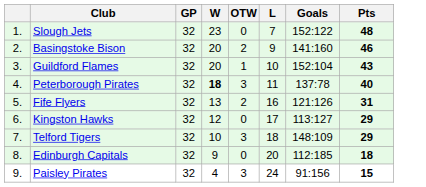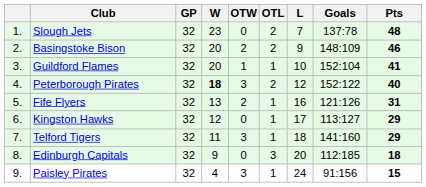+ column: (273, 13)
(313, 31) 152:122 -> (340, 31) 137:78
(313, 48) 141:160 -> (340, 48) 148:109
(367, 66) 43 -> (394, 66) 41
(272, 84) 11 -> (300, 84) 12
(313, 84) 137:78 -> (340, 84) 152:122
(215, 137) 10 -> (215, 137) 11
(313, 137) 148:109 -> (340, 137) 141:160
